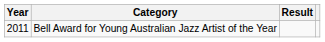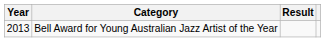(18, 28) 2011 -> (18, 28) 2013
